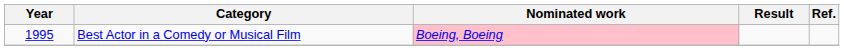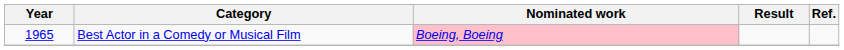(39, 34) 1995 -> (39, 34) 1965
